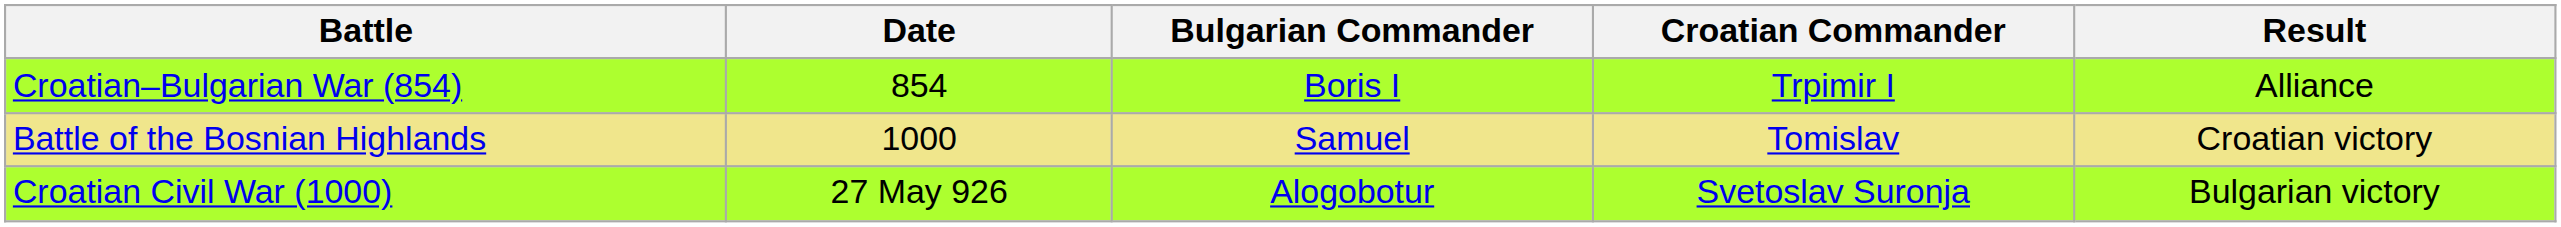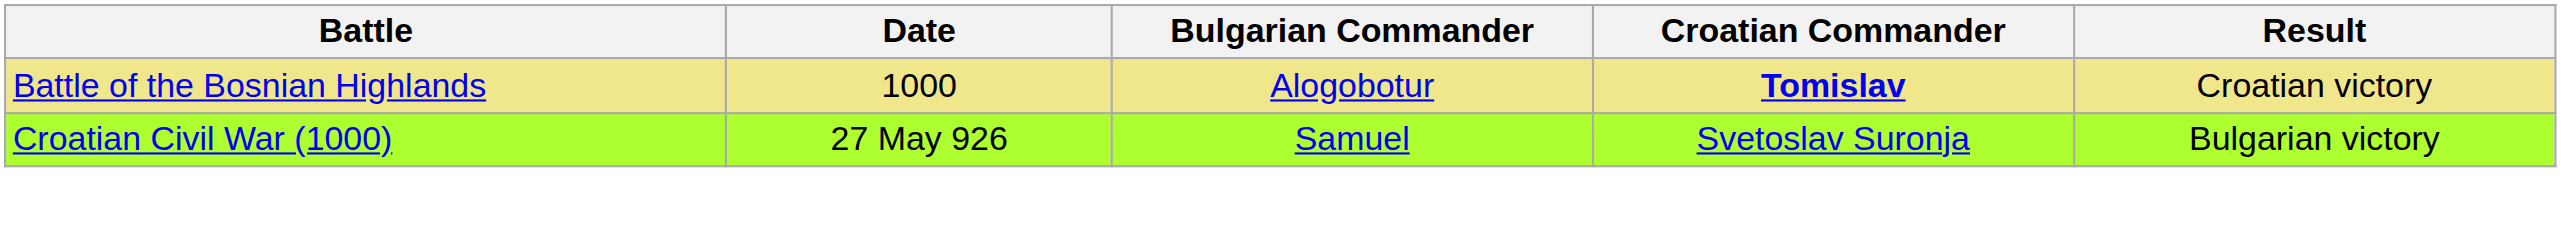- row: (238, 85)
(1352, 138) Samuel -> (1352, 85) Alogobotur
(1833, 138) normal -> (1833, 85) bold
(1352, 192) Alogobotur -> (1352, 138) Samuel
